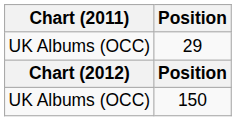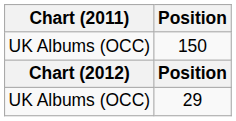rows swapped: (192, 45) <-> (192, 101)
